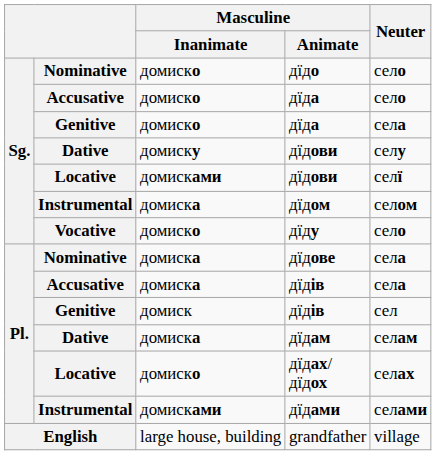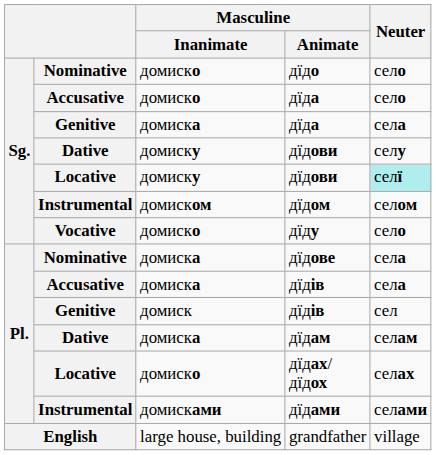(170, 124) домиско -> (170, 124) домиска
(181, 177) домисками -> (170, 177) домиску
(388, 177) no background -> (388, 177) paleturquoise background
(170, 204) домиска -> (176, 204) домиском
